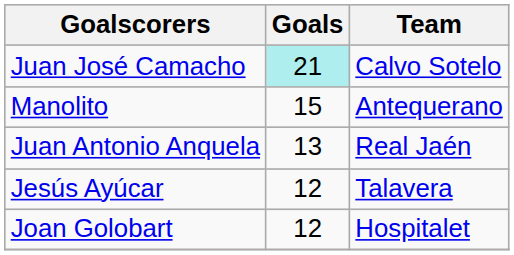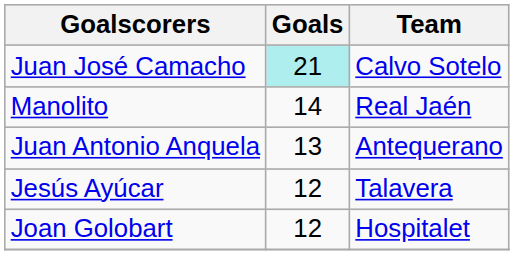(308, 106) 15 -> (308, 106) 14
(429, 106) Antequerano -> (413, 106) Real Jaén
(413, 147) Real Jaén -> (429, 147) Antequerano
